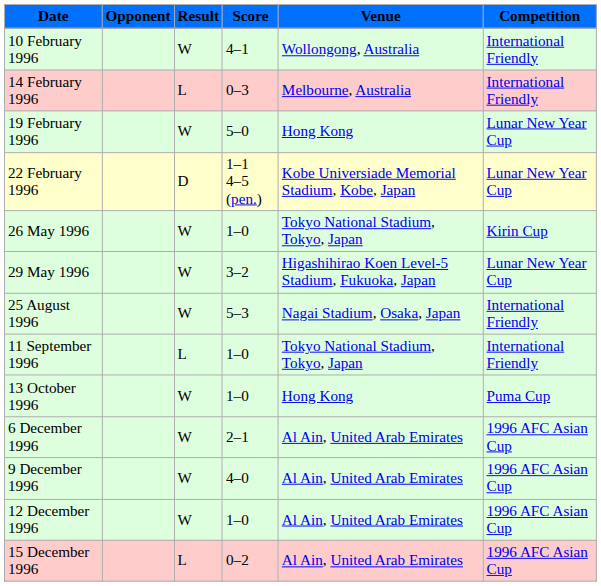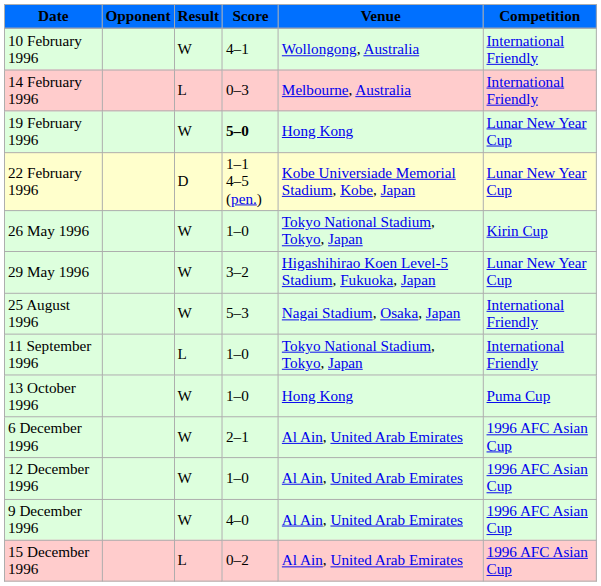(237, 131) normal -> (237, 131) bold
rows swapped: (45, 478) <-> (49, 519)
